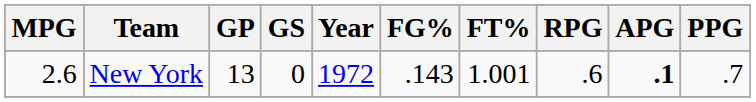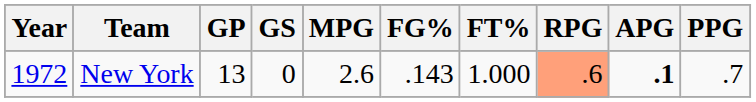columns swapped: (346, 27) <-> (44, 27)
(499, 73) 1.001 -> (499, 73) 1.000
(592, 73) no background -> (592, 73) lightsalmon background
